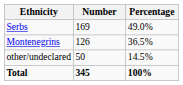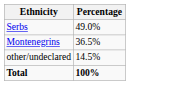- column: (99, 12)
